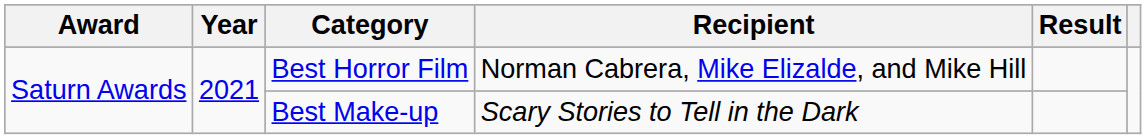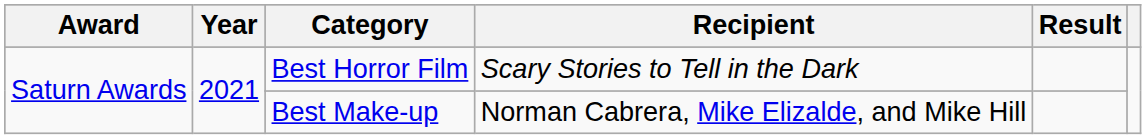(754, 68) Norman Cabrera, Mike Elizalde, and Mike Hill -> (670, 68) Scary Stories to Tell in the Dark
(670, 111) Scary Stories to Tell in the Dark -> (754, 111) Norman Cabrera, Mike Elizalde, and Mike Hill
